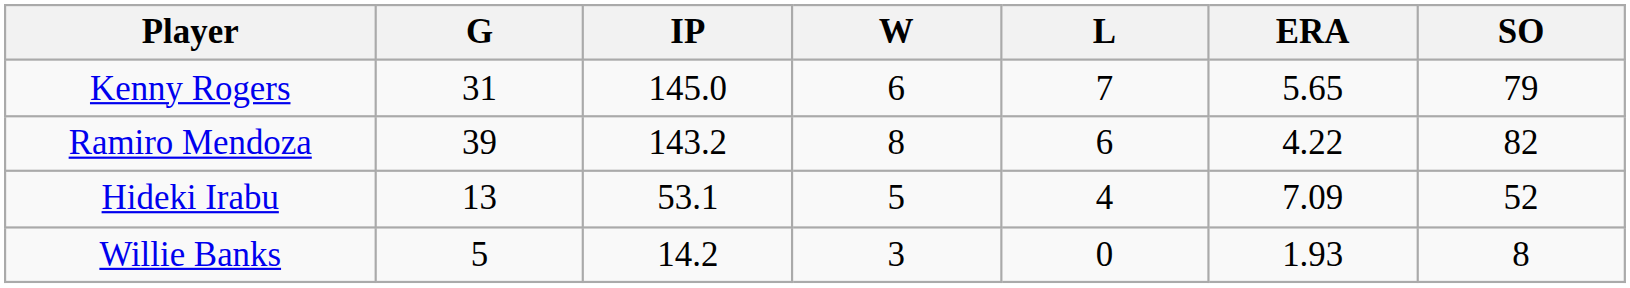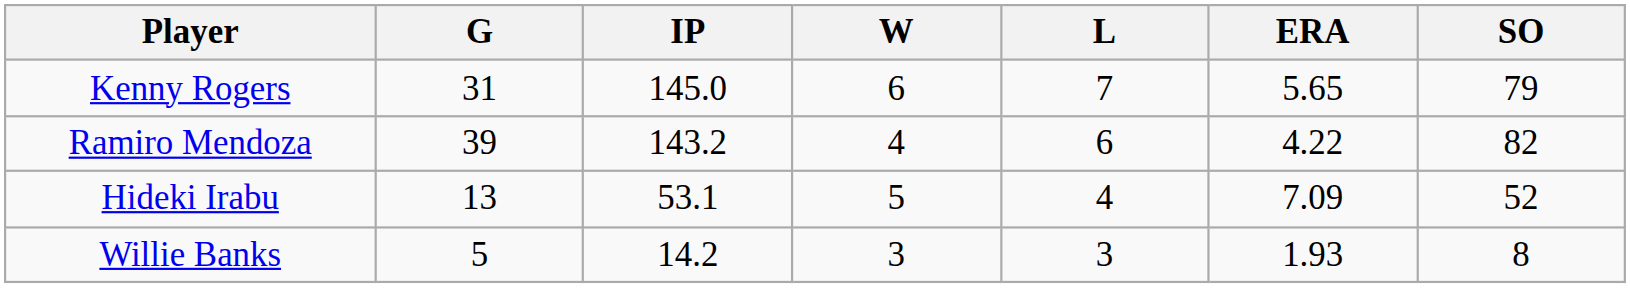(896, 142) 8 -> (896, 142) 4
(1104, 253) 0 -> (1104, 253) 3
